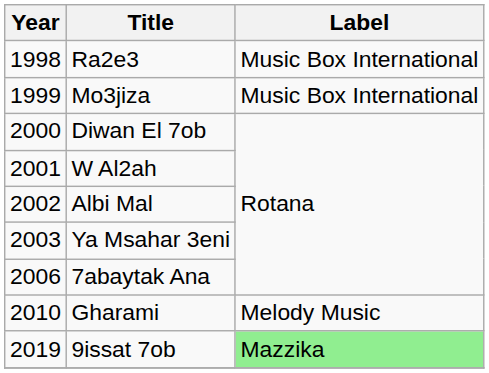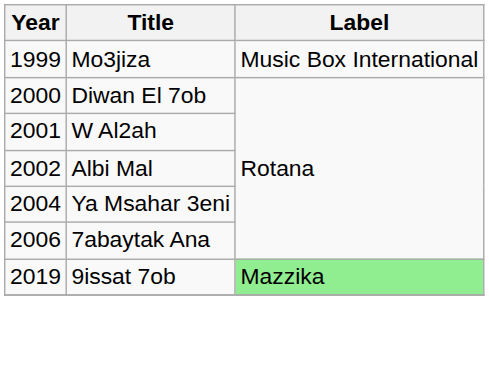- row: (105, 58)
(35, 240) 2003 -> (35, 204) 2004
- row: (115, 312)
